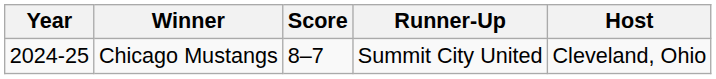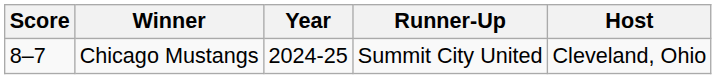columns swapped: (49, 21) <-> (318, 21)
